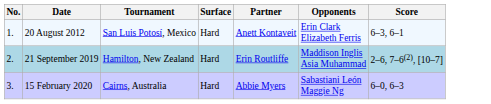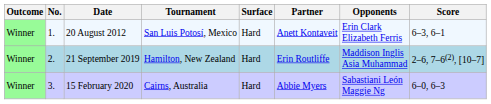+ column: (25, 11)
